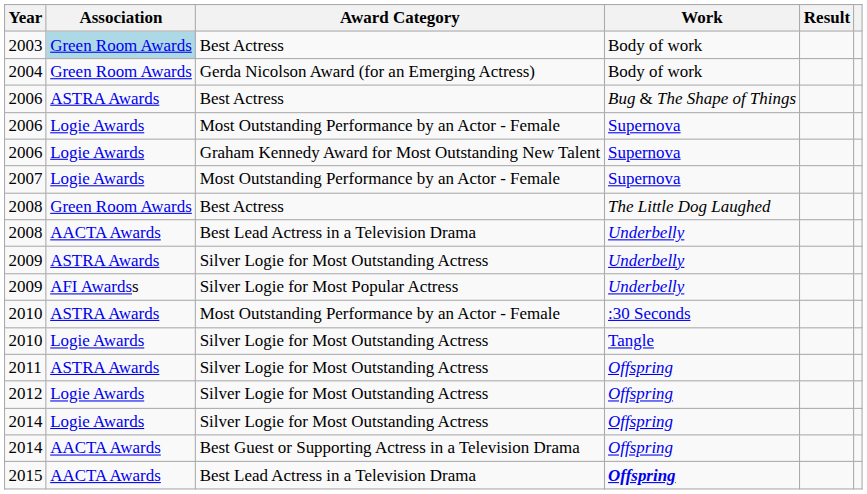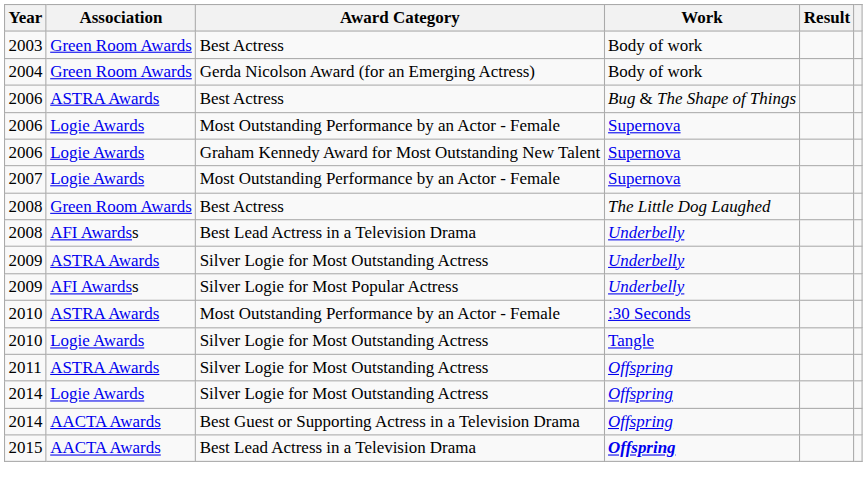(121, 44) lightblue background -> (121, 44) no background
(105, 233) AACTA Awards -> (94, 233) AFI Awardss
- row: (25, 394)
